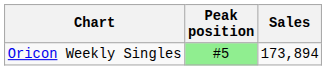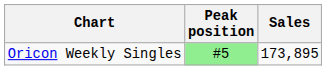(290, 54) 173,894 -> (290, 54) 173,895
